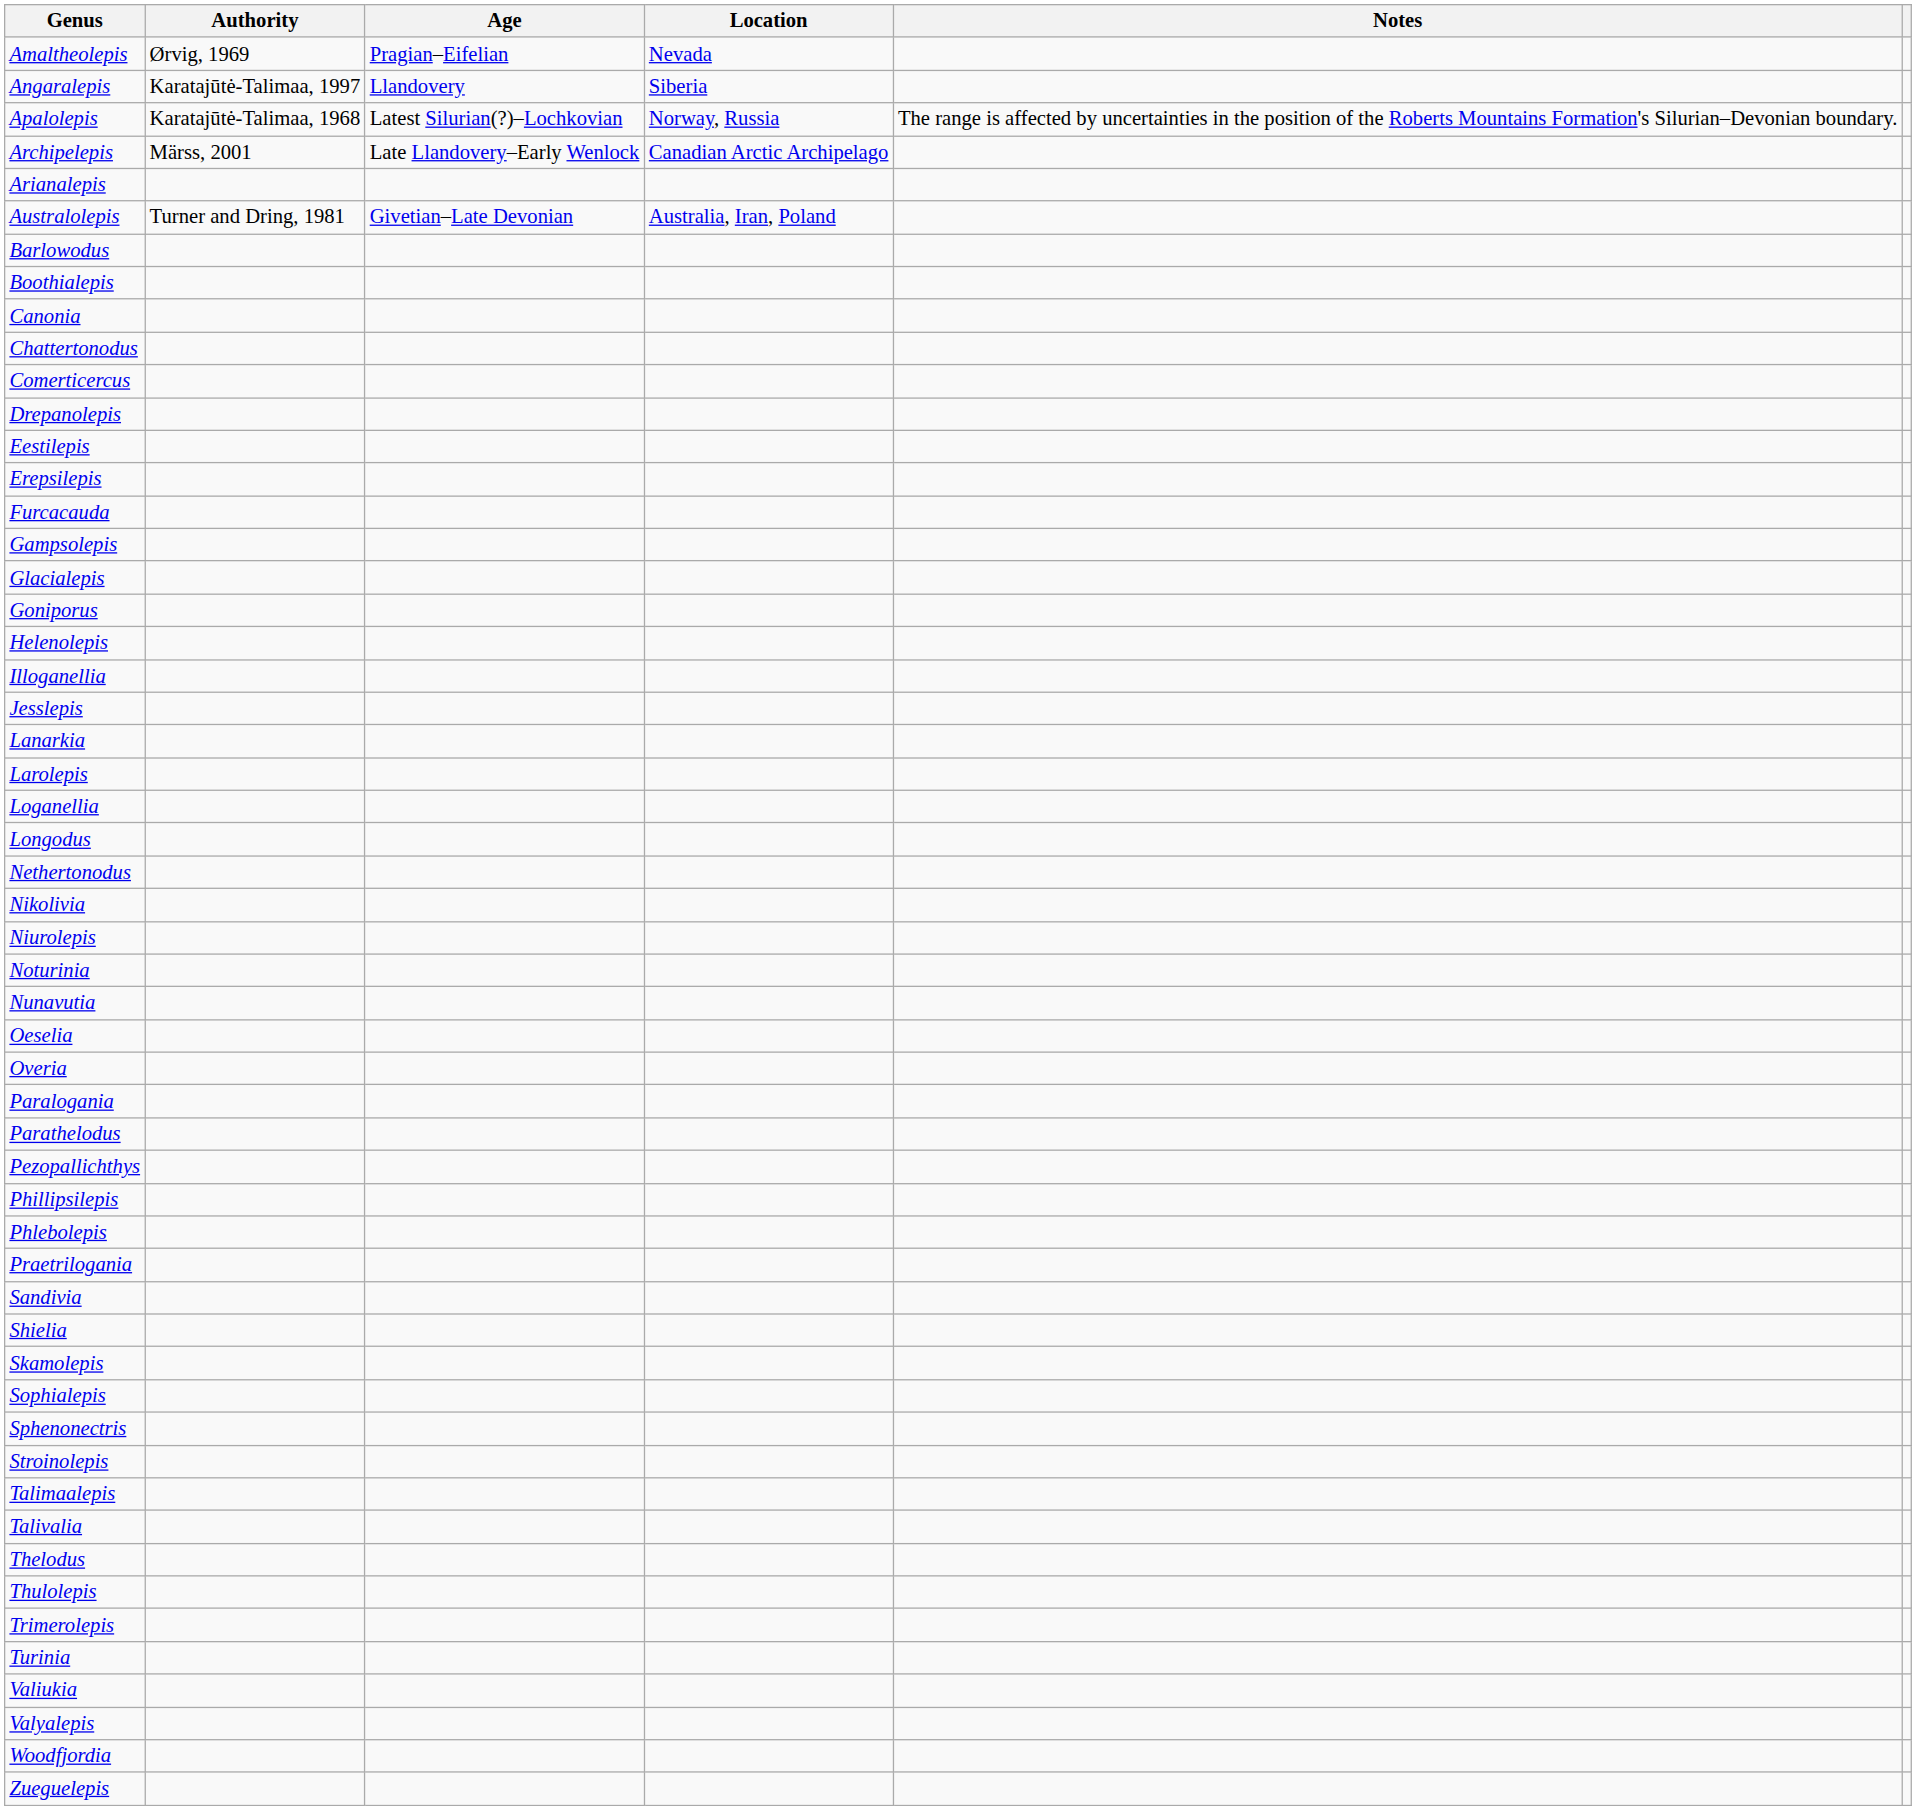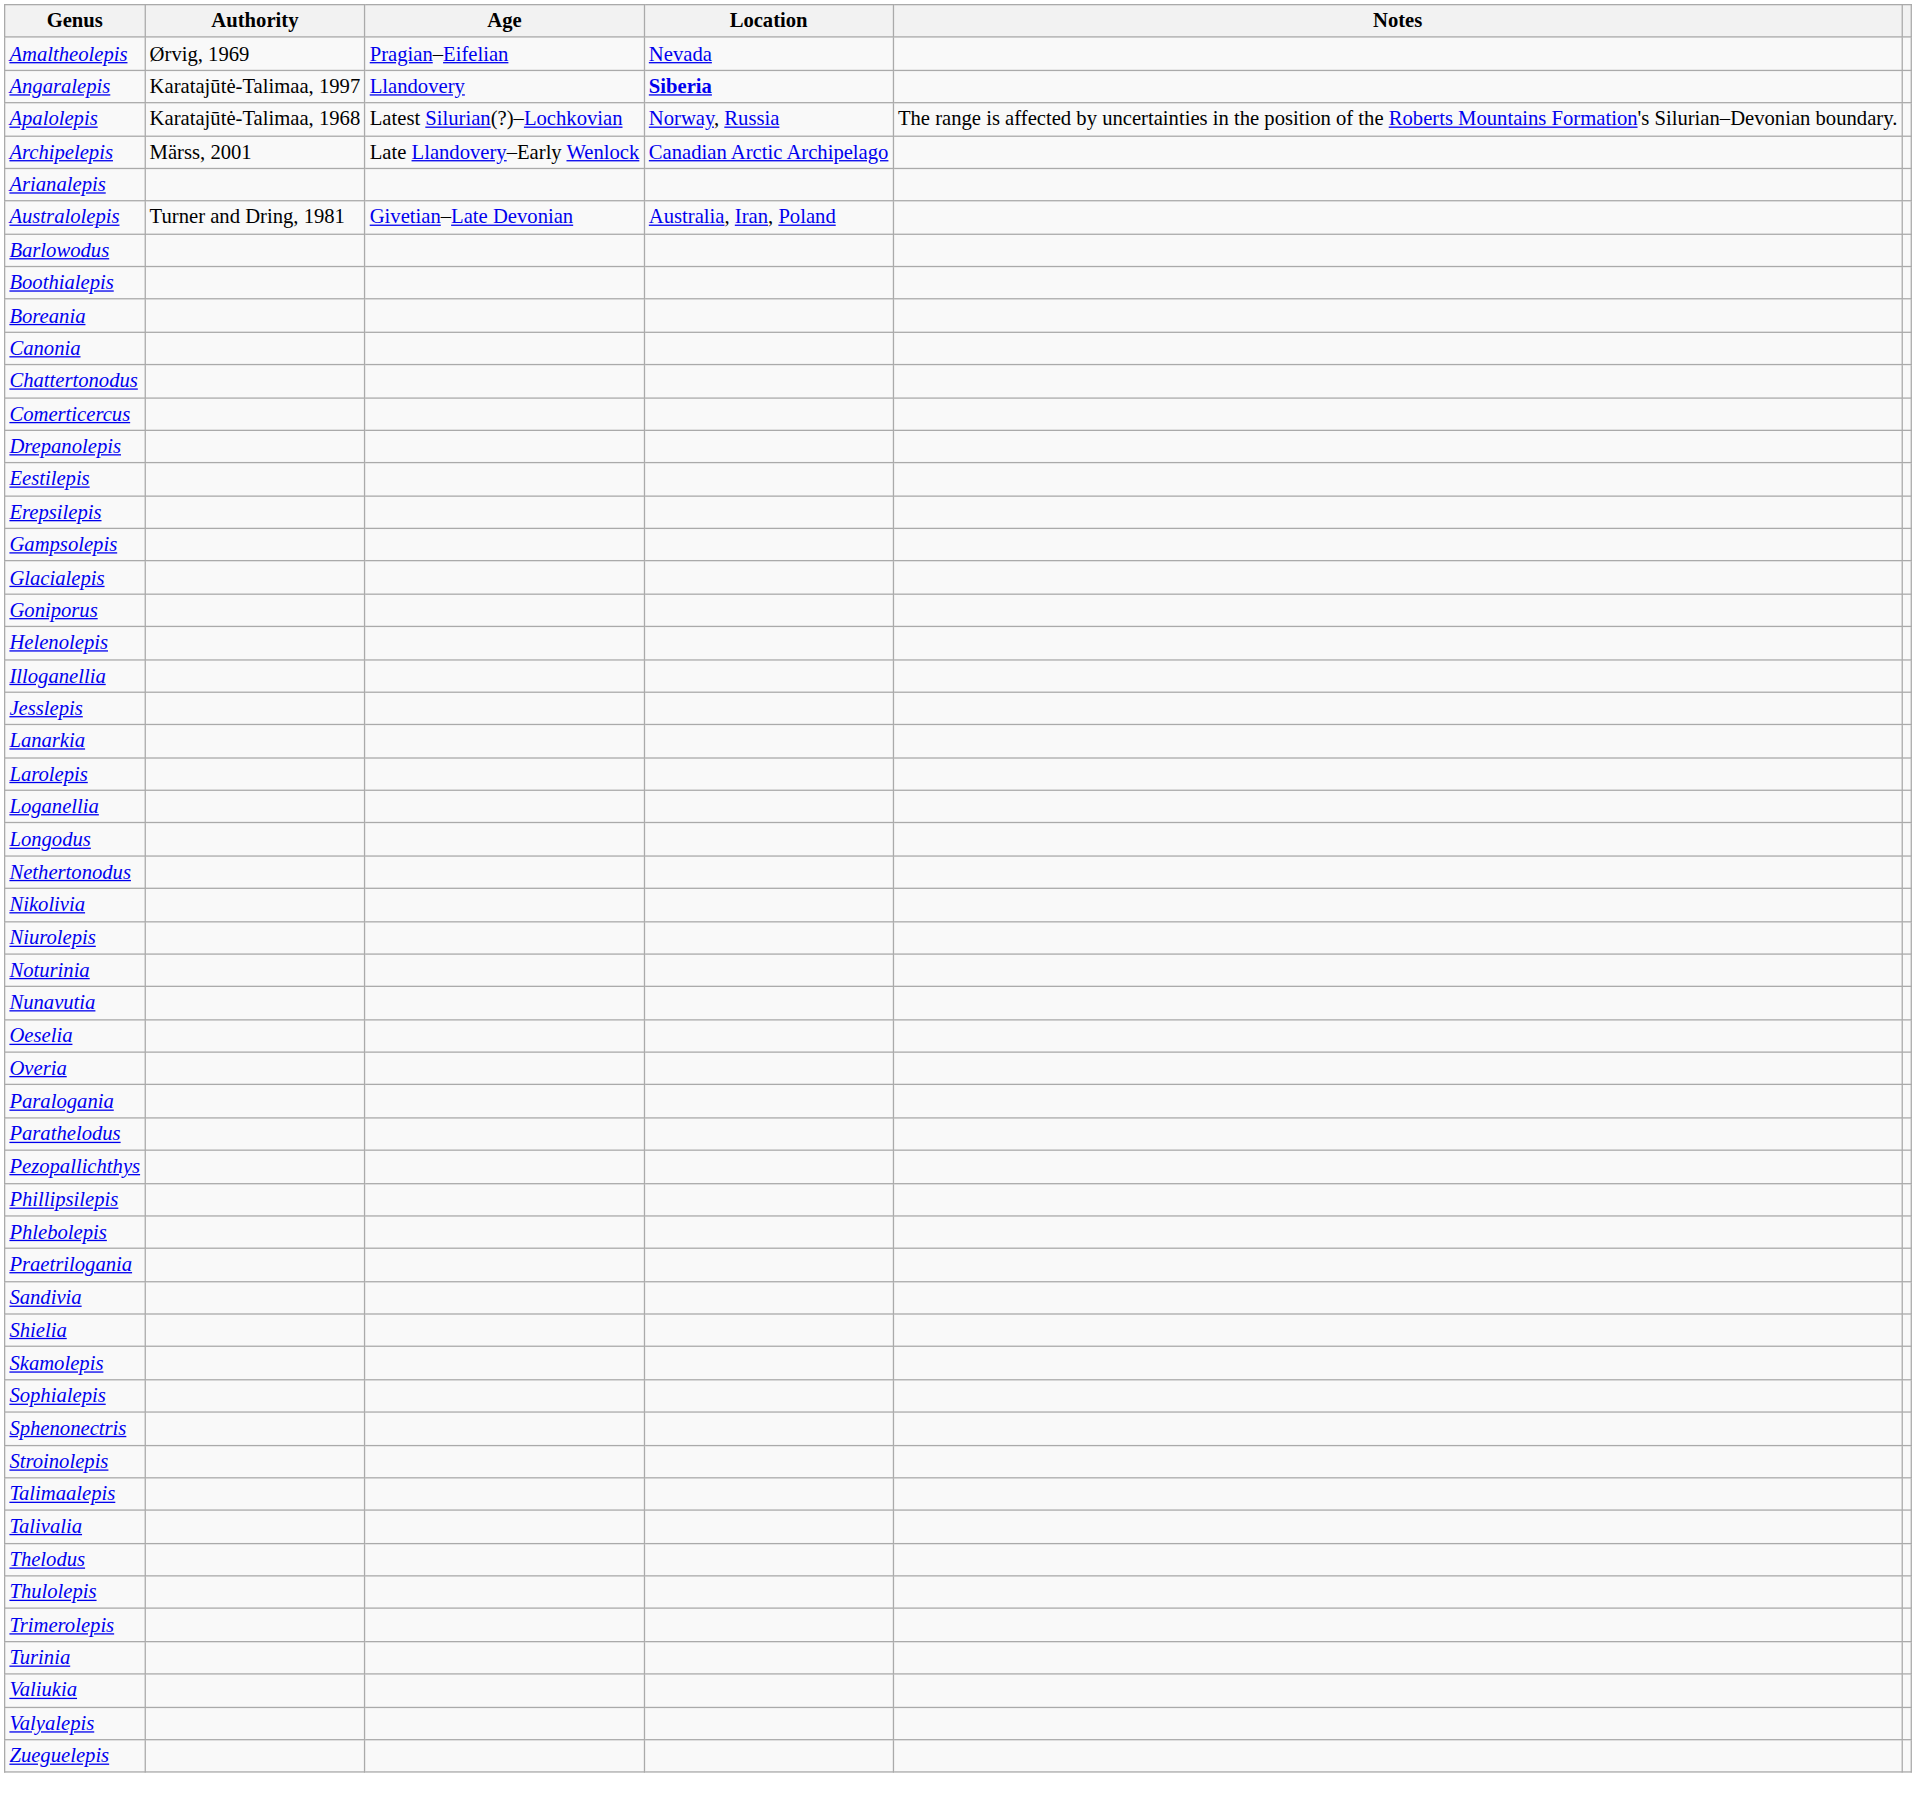(678, 86) normal -> (680, 86) bold
+ row: (47, 315)
- row: (59, 511)
- row: (60, 1755)
